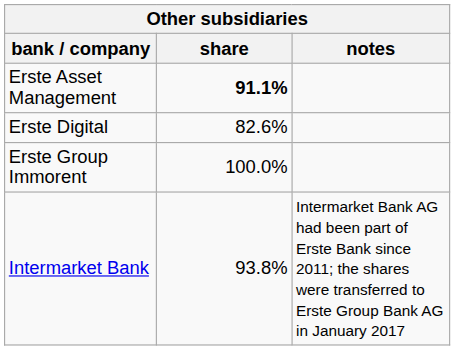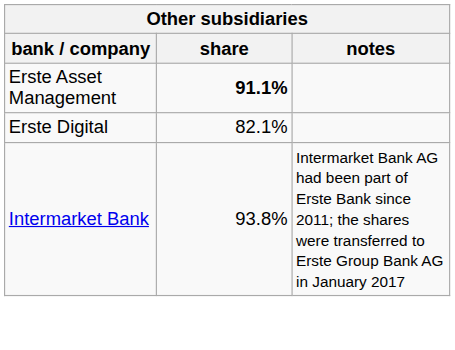(261, 127) 82.6% -> (261, 127) 82.1%
- row: (58, 166)
